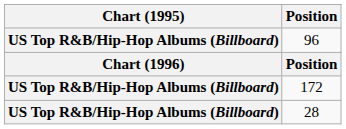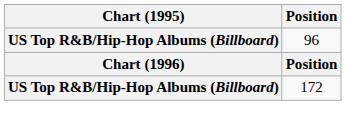- row: (312, 111)
